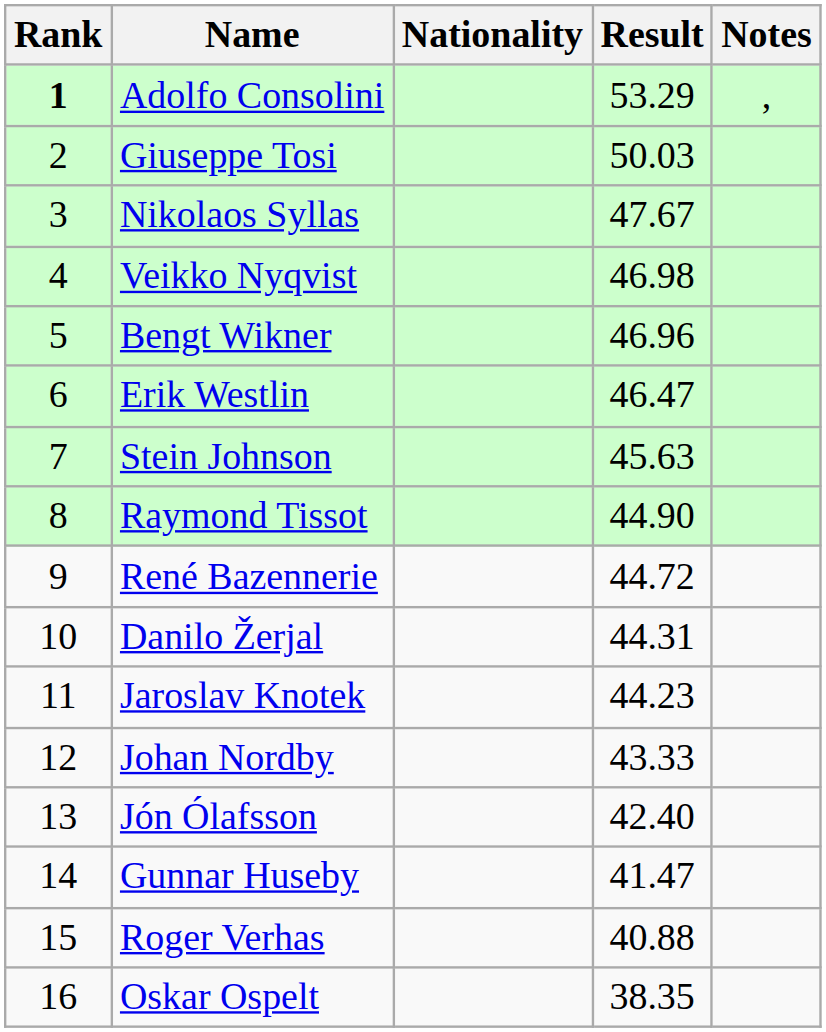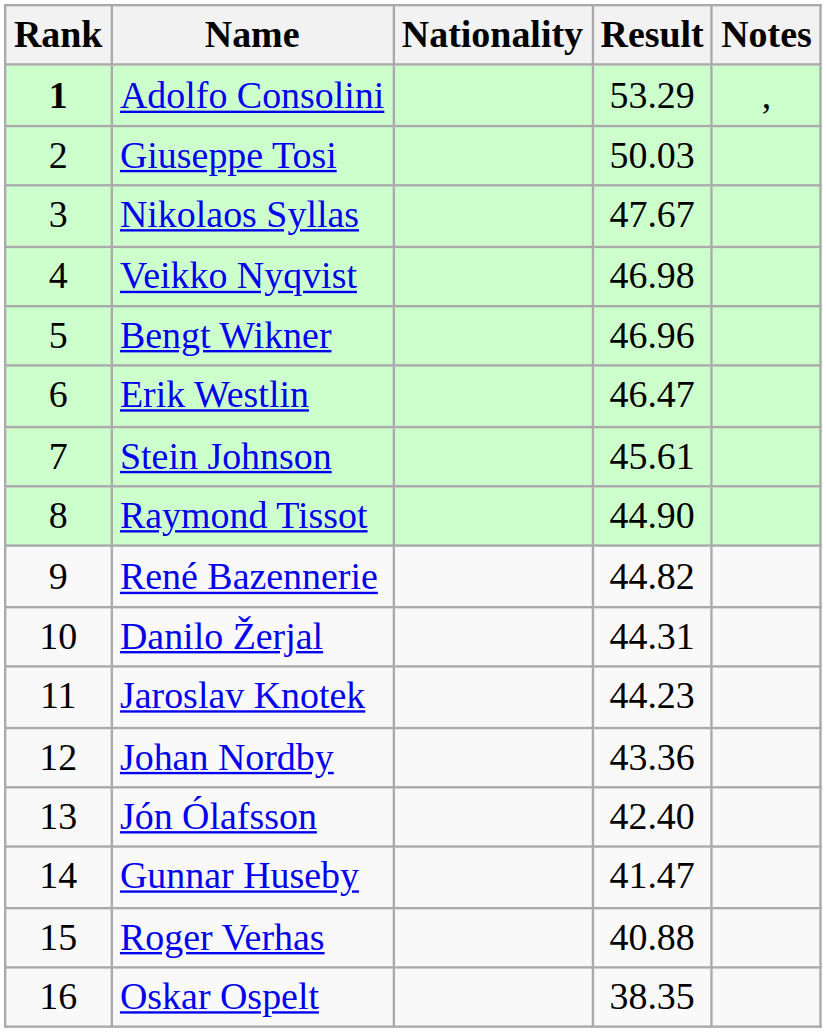(652, 455) 45.63 -> (652, 455) 45.61
(652, 575) 44.72 -> (652, 575) 44.82
(652, 756) 43.33 -> (652, 756) 43.36
